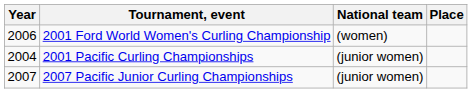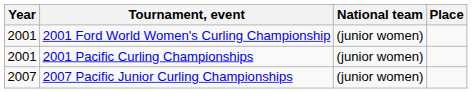(22, 35) 2006 -> (22, 35) 2001
(362, 35) (women) -> (380, 35) (junior women)
(22, 56) 2004 -> (22, 56) 2001
